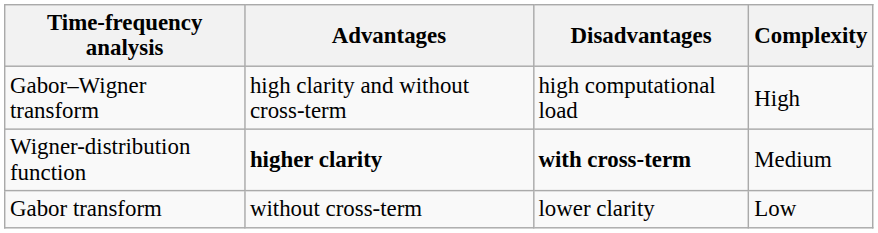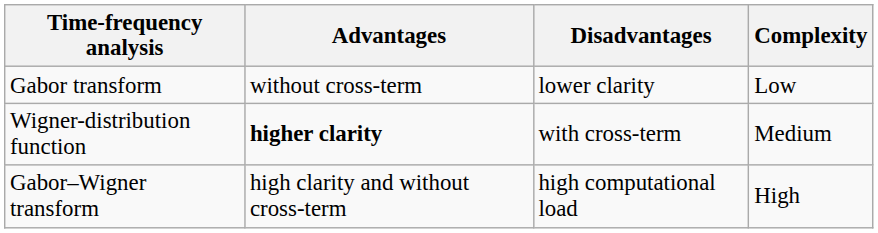rows swapped: (86, 208) <-> (78, 97)
(615, 159) bold -> (610, 133) normal
